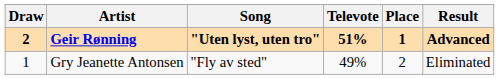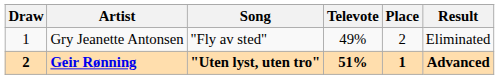rows swapped: (117, 62) <-> (93, 39)
